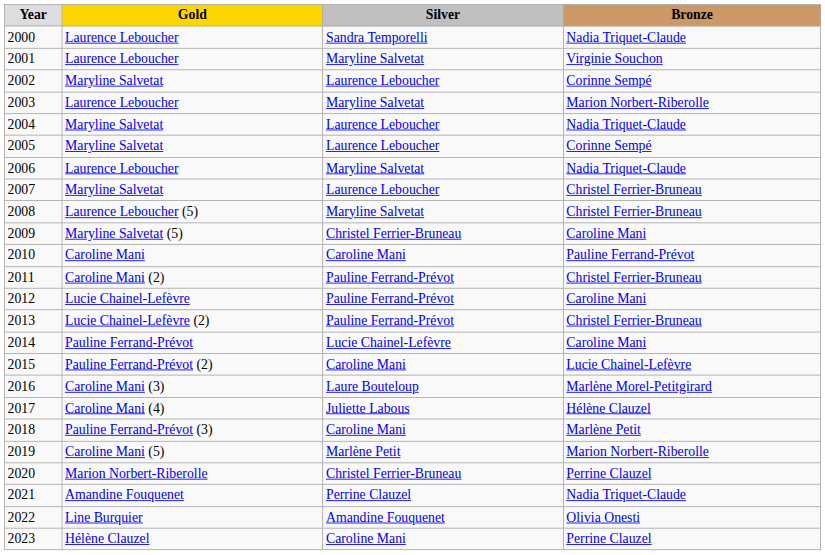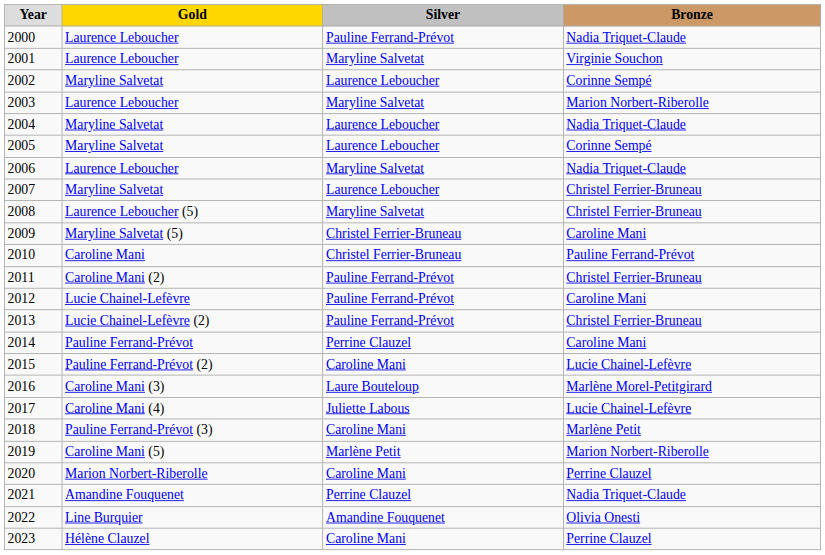(377, 37) Sandra Temporelli -> (390, 37) Pauline Ferrand-Prévot
(366, 255) Caroline Mani -> (394, 255) Christel Ferrier-Bruneau
(388, 342) Lucie Chainel-Lefèvre -> (369, 342) Perrine Clauzel
(609, 408) Hélène Clauzel -> (629, 408) Lucie Chainel-Lefèvre
(394, 473) Christel Ferrier-Bruneau -> (366, 473) Caroline Mani
